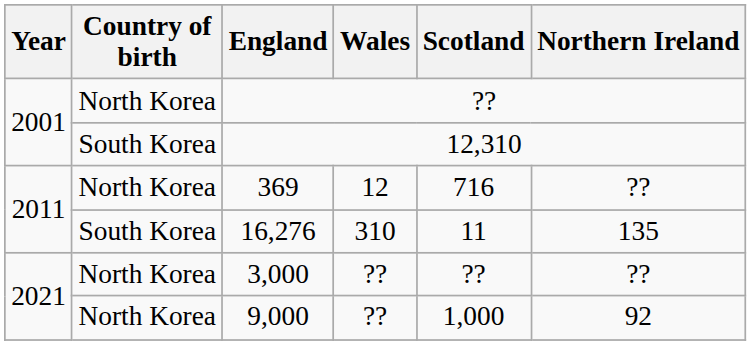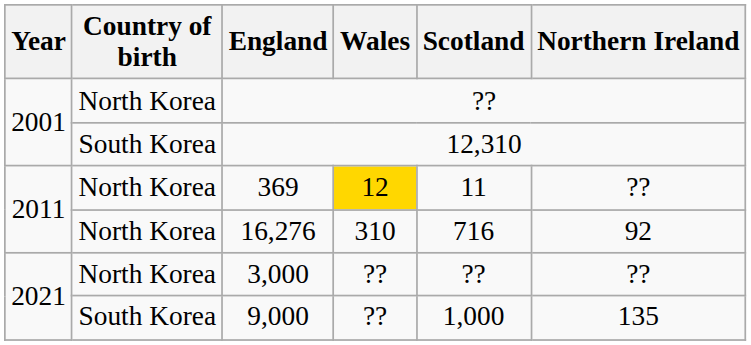(375, 187) no background -> (375, 187) gold background
(474, 187) 716 -> (474, 187) 11
(147, 230) South Korea -> (147, 230) North Korea
(474, 230) 11 -> (474, 230) 716
(638, 230) 135 -> (638, 230) 92
(147, 317) North Korea -> (147, 317) South Korea
(638, 317) 92 -> (638, 317) 135
